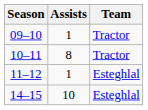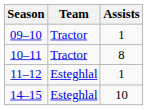columns swapped: (116, 14) <-> (69, 14)
